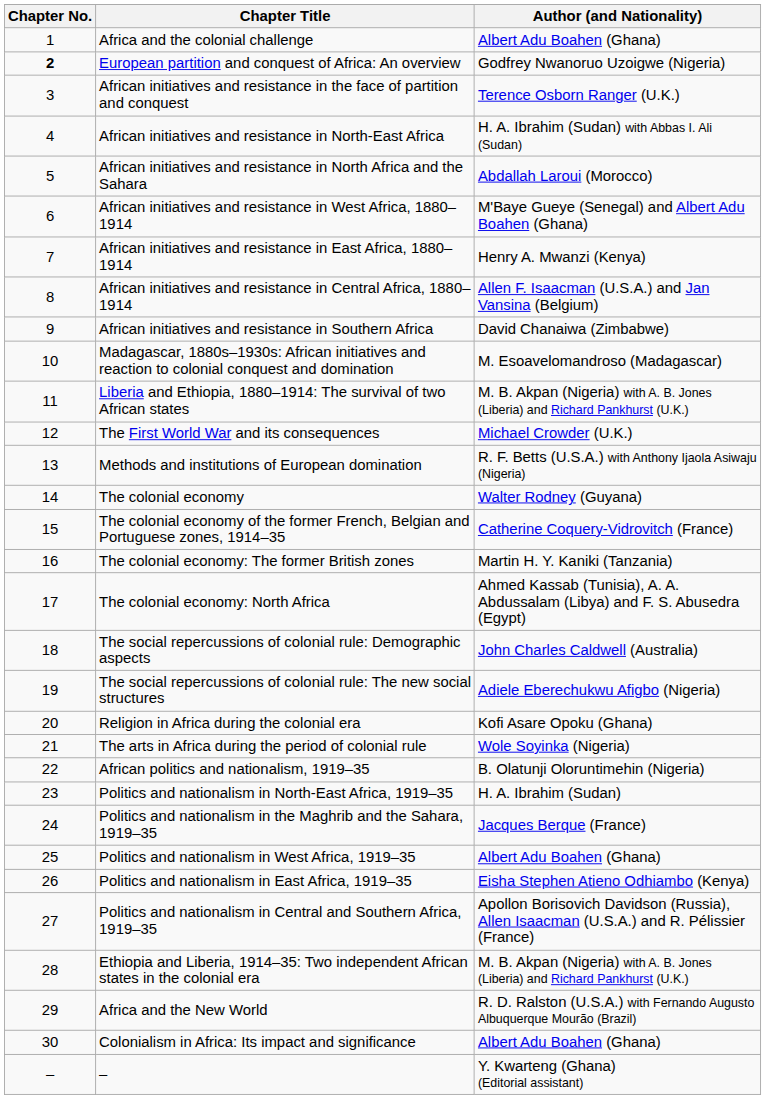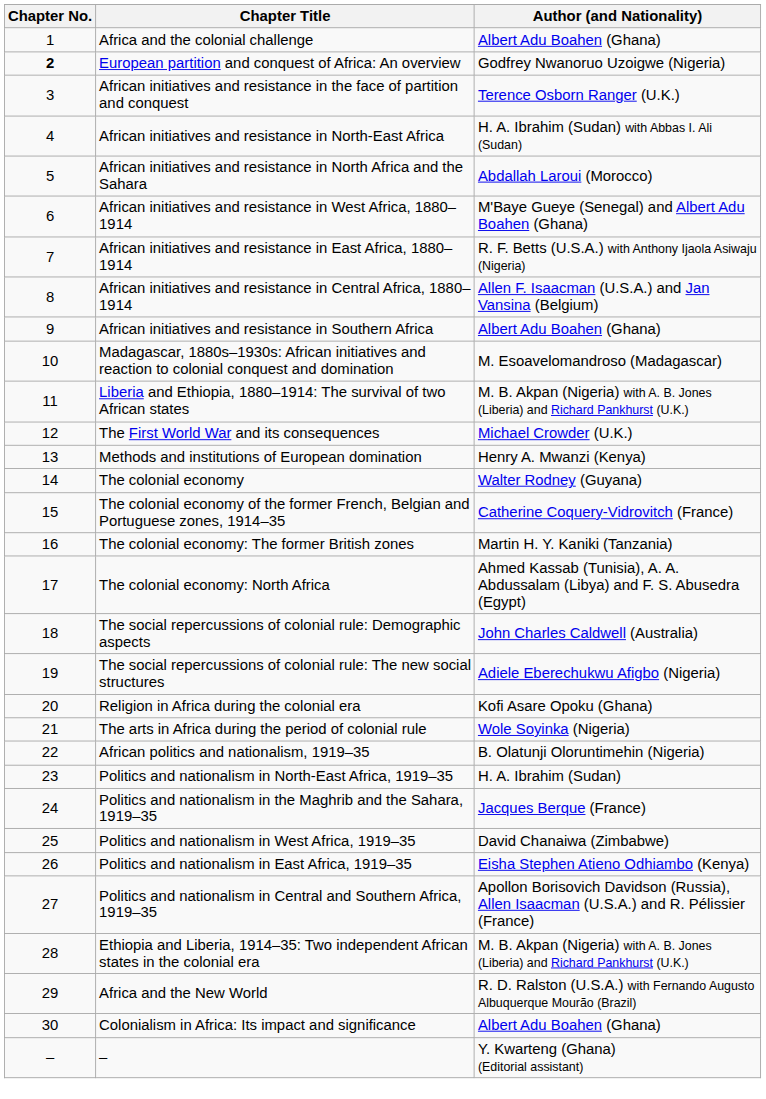(562, 256) Henry A. Mwanzi (Kenya) -> (617, 256) R. F. Betts (U.S.A.) with Anthony Ijaola Asiwaju (Nigeria)
(573, 329) David Chanaiwa (Zimbabwe) -> (569, 329) Albert Adu Boahen (Ghana)
(617, 465) R. F. Betts (U.S.A.) with Anthony Ijaola Asiwaju (Nigeria) -> (562, 457) Henry A. Mwanzi (Kenya)
(569, 857) Albert Adu Boahen (Ghana) -> (573, 840) David Chanaiwa (Zimbabwe)
